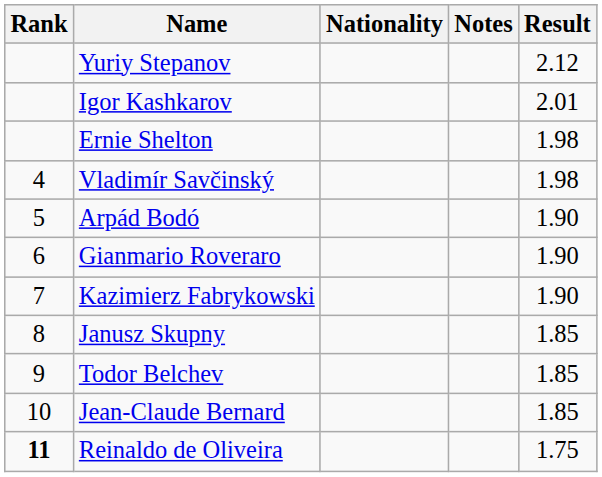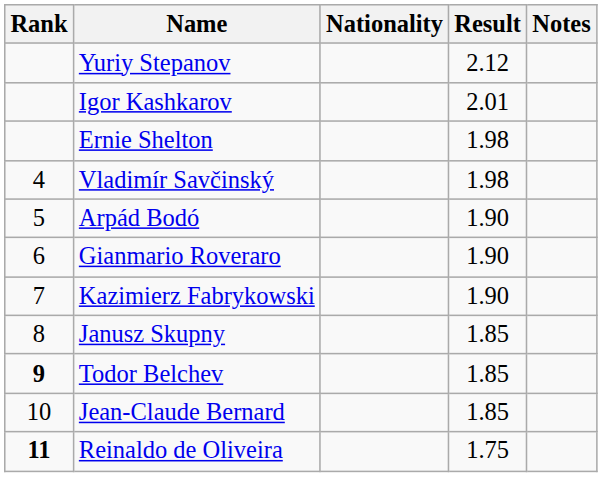columns swapped: (557, 23) <-> (484, 23)
(39, 373) normal -> (39, 373) bold
